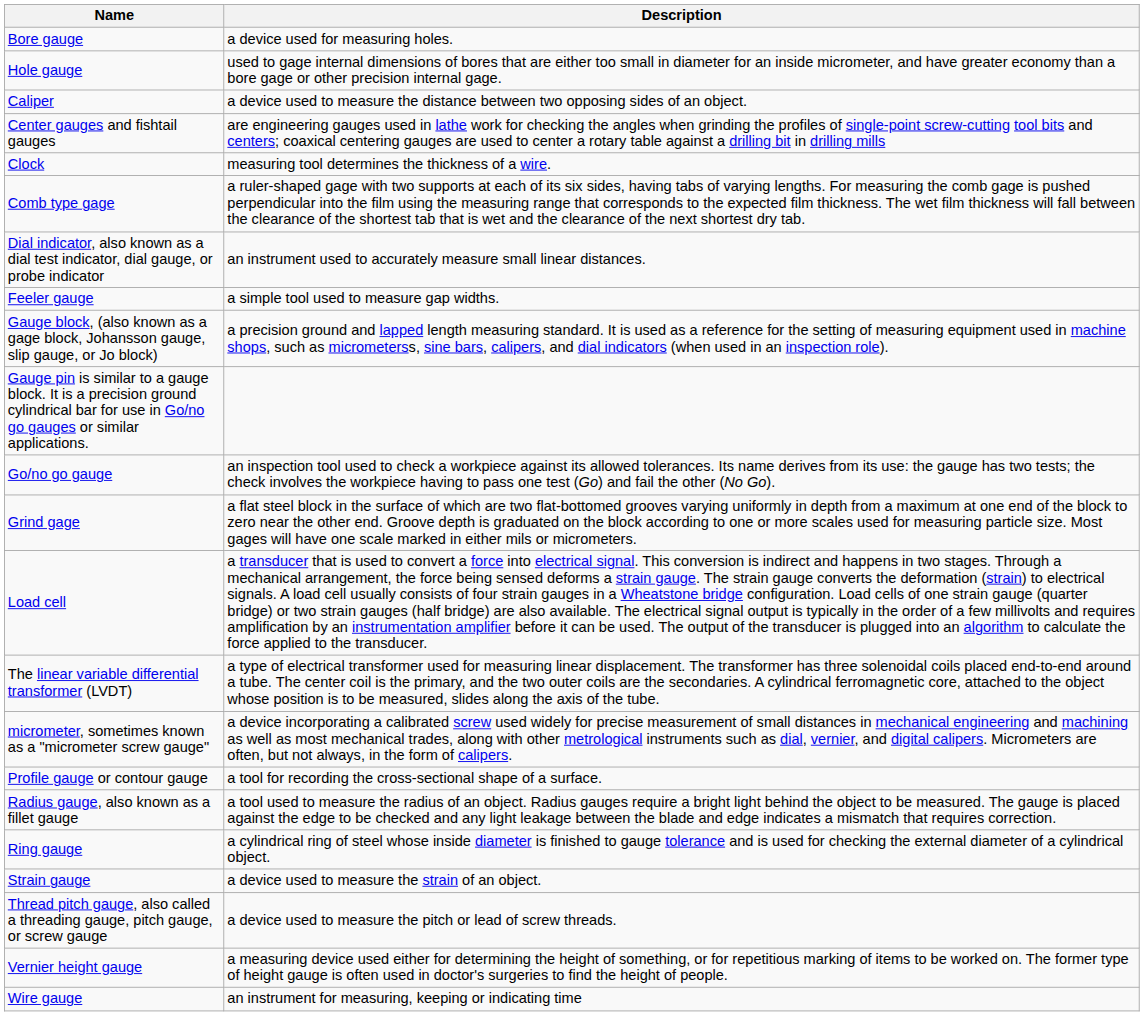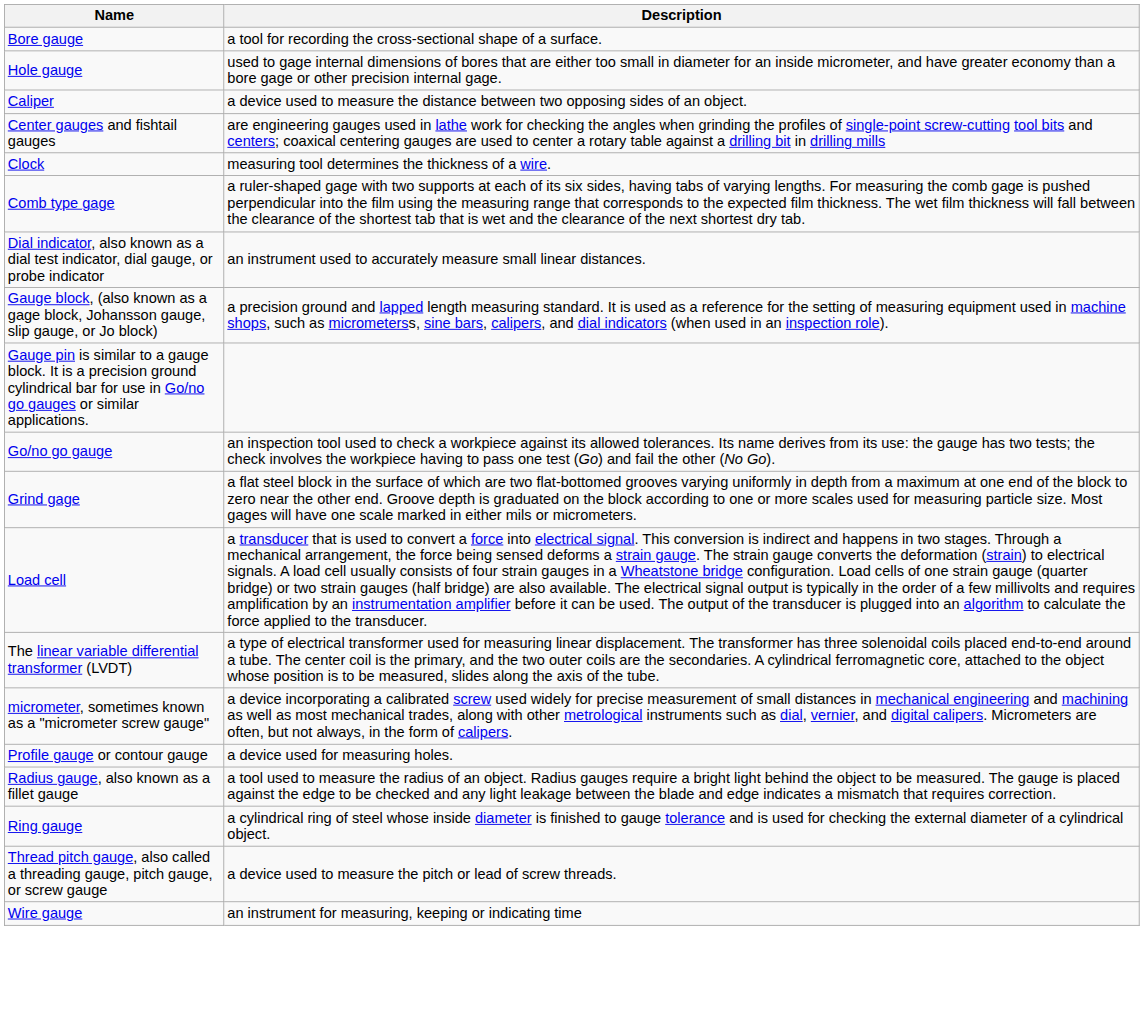(340, 39) a device used for measuring holes. -> (415, 39) a tool for recording the cross-sectional shape of a surface.
- row: (51, 299)
(415, 778) a tool for recording the cross-sectional shape of a surface. -> (340, 755) a device used for measuring holes.
- row: (49, 880)
- row: (75, 967)
